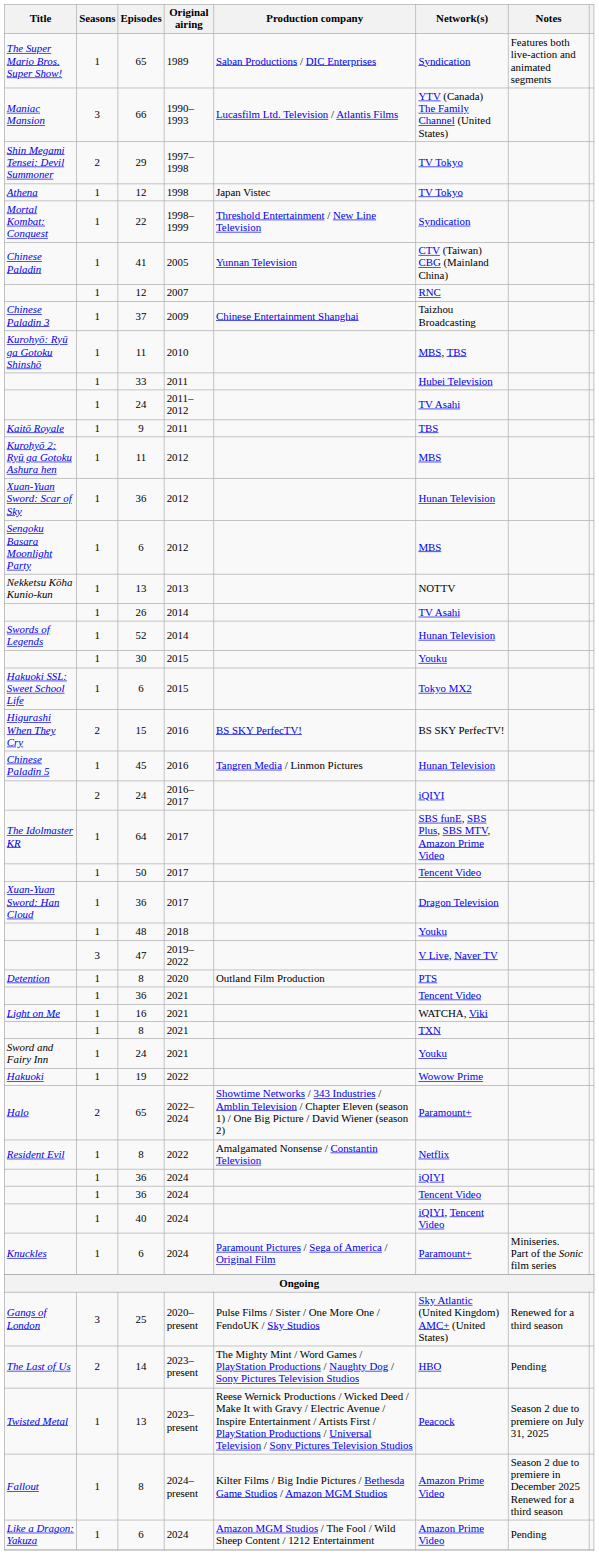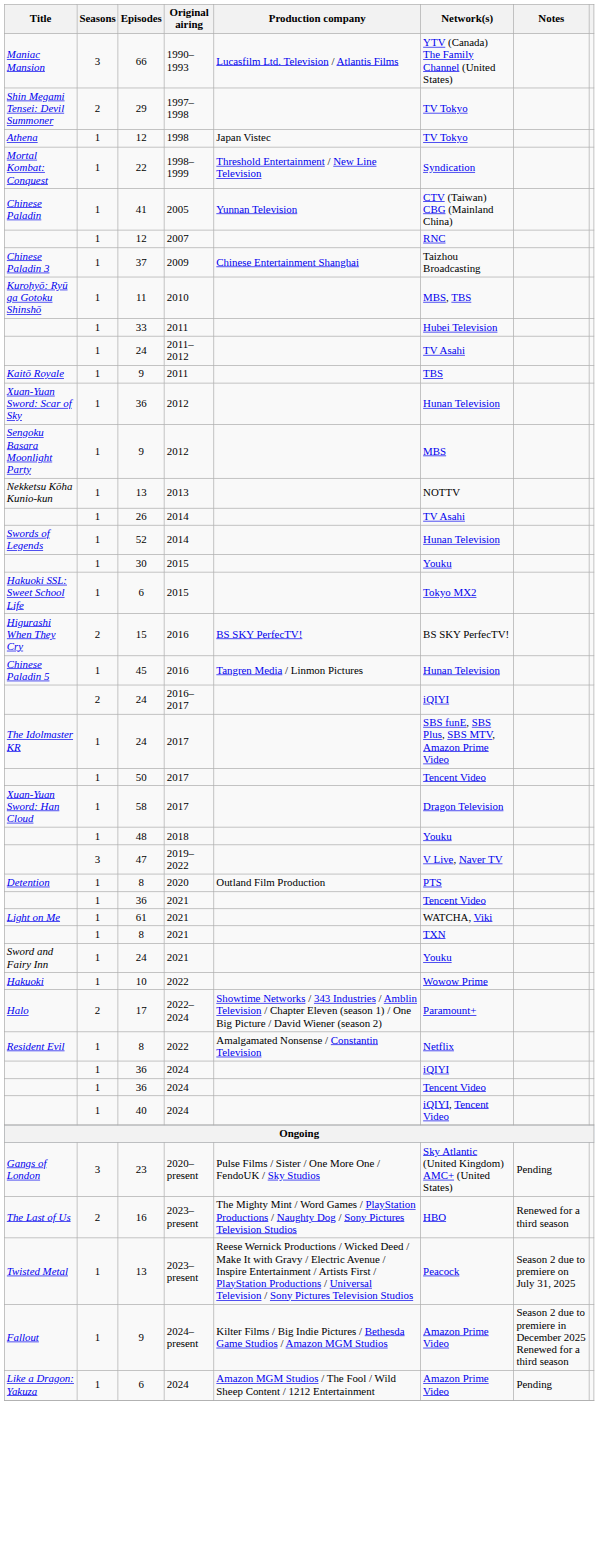- row: (34, 60)
- row: (39, 457)
(141, 547) 6 -> (141, 451) 9
(141, 837) 64 -> (141, 741) 24
(141, 902) 36 -> (141, 806) 58
(141, 1013) 16 -> (141, 917) 61
(141, 1077) 19 -> (141, 981) 10
(141, 1112) 65 -> (141, 1010) 17
- row: (27, 1254)
(141, 1319) 25 -> (141, 1169) 23
(542, 1319) Renewed for a third season -> (534, 1169) Pending
(141, 1367) 14 -> (141, 1217) 16
(529, 1367) Pending -> (548, 1217) Renewed for a third season
(141, 1487) 8 -> (141, 1337) 9
